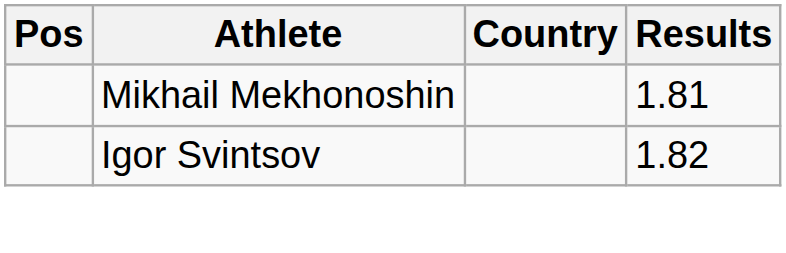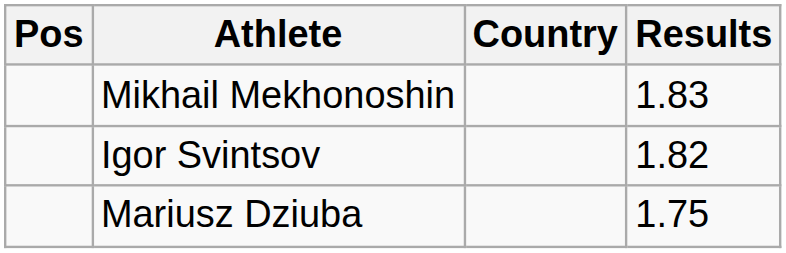(672, 94) 1.81 -> (672, 94) 1.83
+ row: (232, 214)
